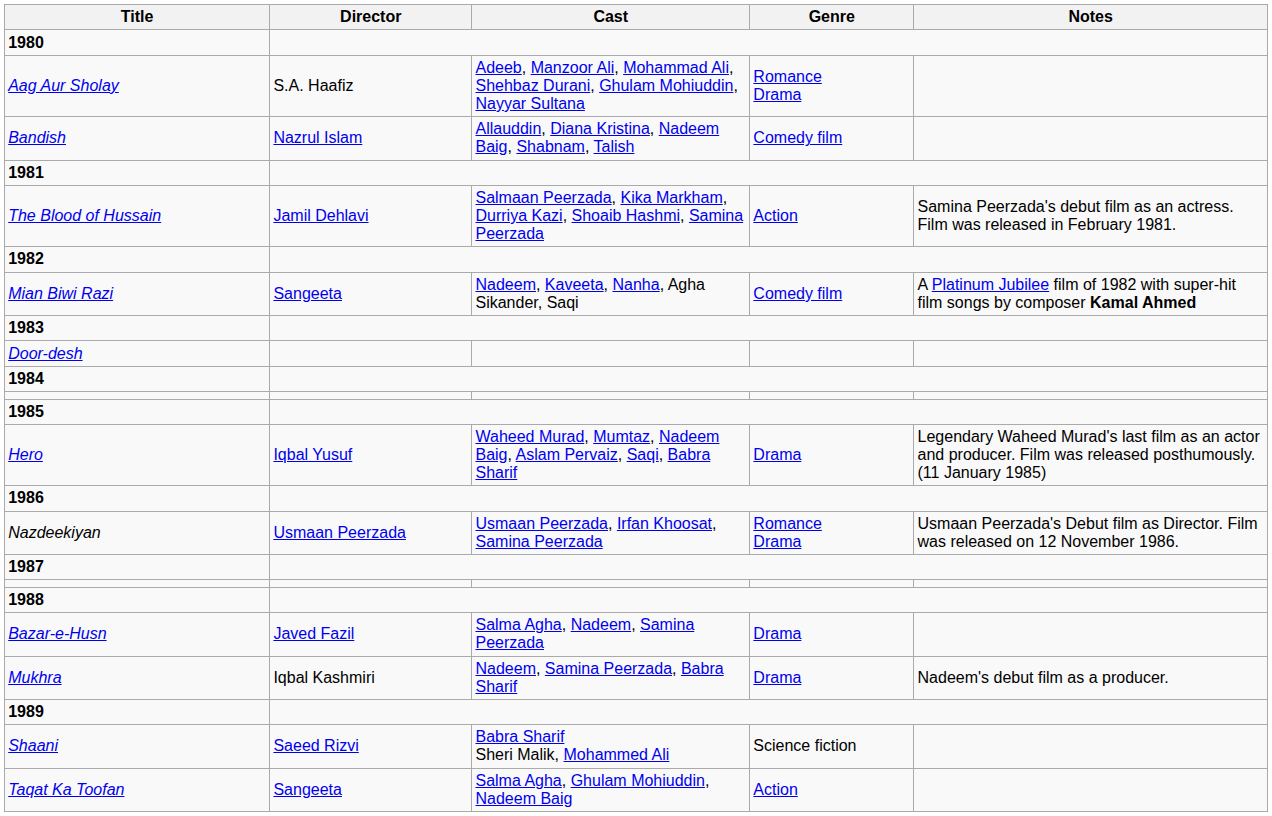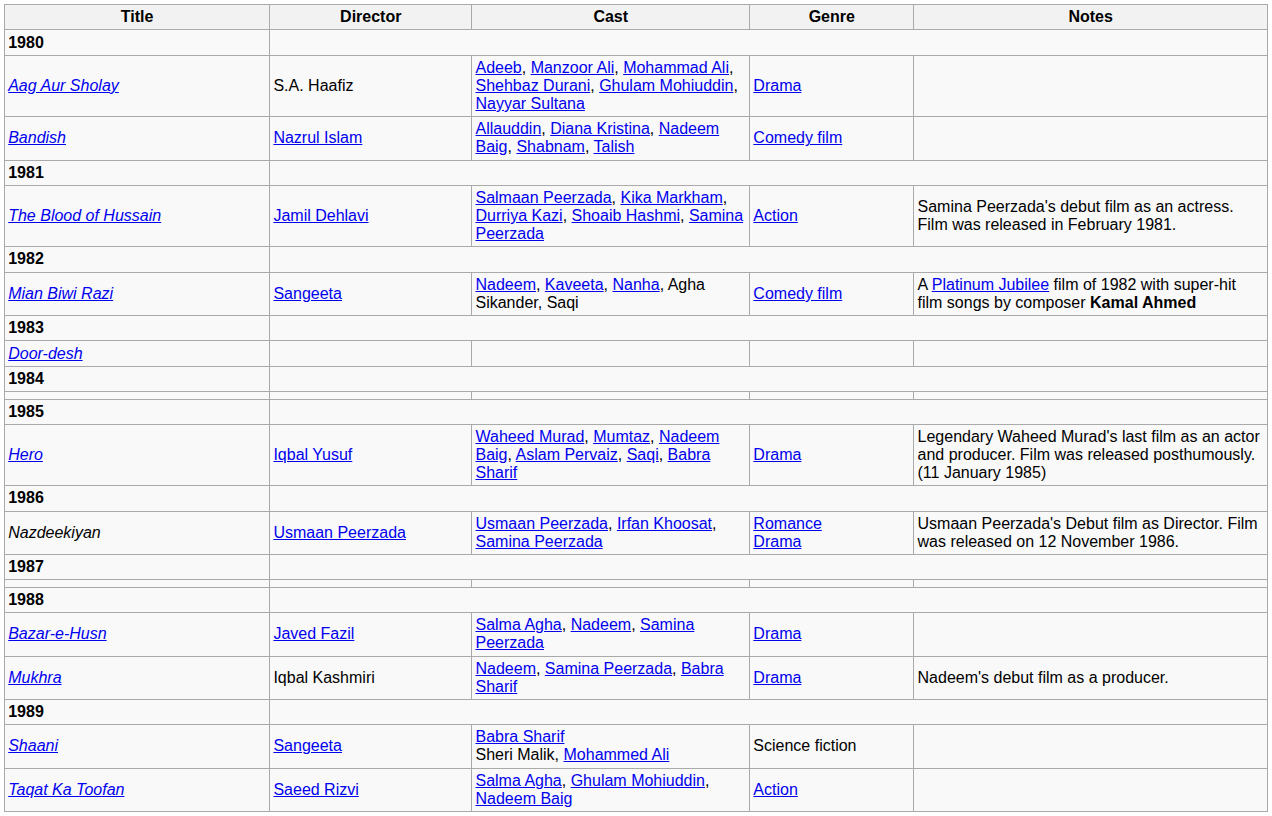(788, 85) Romance Drama -> (777, 85) Drama
(316, 746) Saeed Rizvi -> (308, 746) Sangeeta
(308, 789) Sangeeta -> (316, 789) Saeed Rizvi
